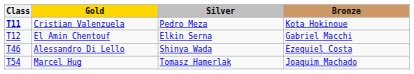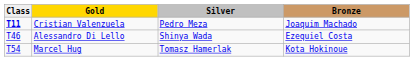(316, 24) Kota Hokinoue -> (321, 24) Joaquim Machado
- row: (72, 37)
(321, 62) Joaquim Machado -> (316, 50) Kota Hokinoue
